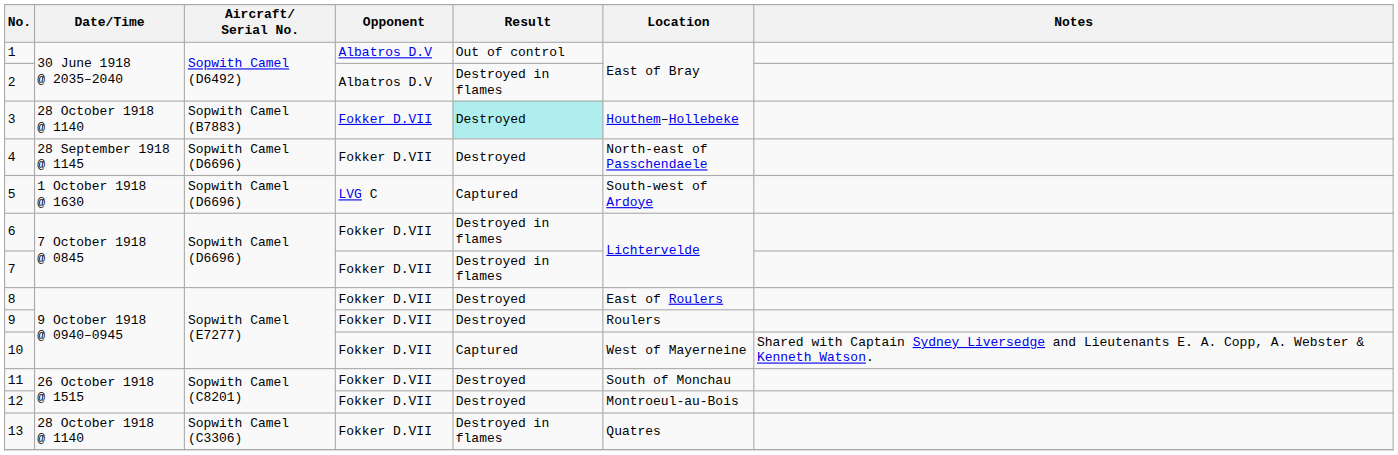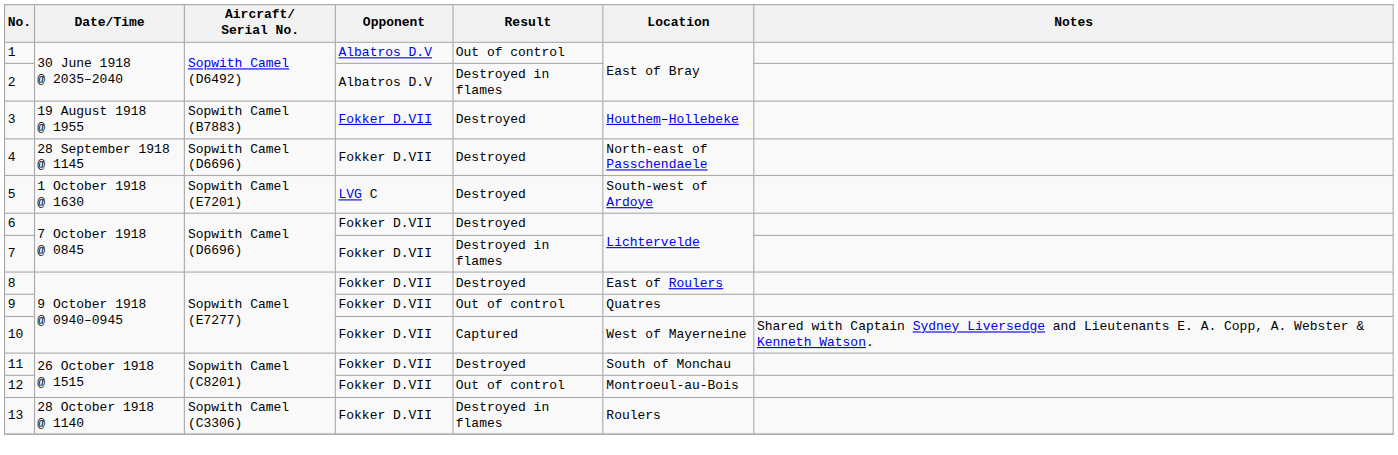(96, 119) 28 October 1918 @ 1140 -> (92, 119) 19 August 1918 @ 1955
(491, 119) paleturquoise background -> (491, 119) no background
(239, 194) Sopwith Camel (D6696) -> (239, 194) Sopwith Camel (E7201)
(487, 194) Captured -> (491, 194) Destroyed
(502, 232) Destroyed in flames -> (491, 224) Destroyed
(491, 320) Destroyed -> (510, 305) Out of control
(634, 320) Roulers -> (634, 305) Quatres
(491, 401) Destroyed -> (510, 386) Out of control
(634, 431) Quatres -> (634, 415) Roulers
